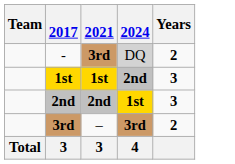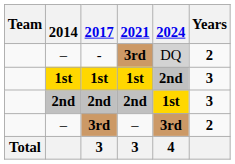+ column: (63, 32)
